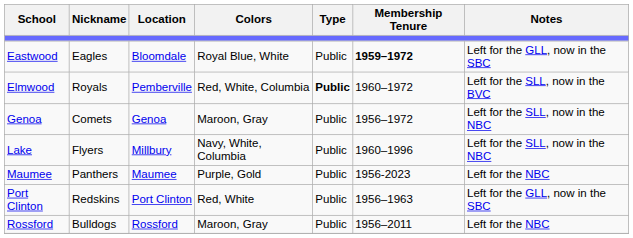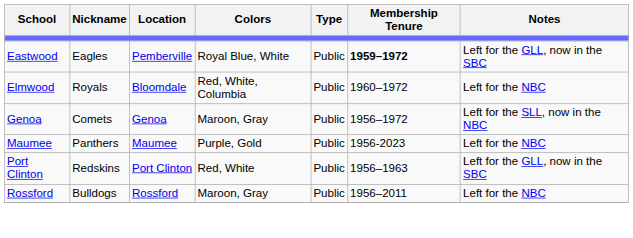(159, 56) Bloomdale -> (162, 56) Pemberville
(162, 87) Pemberville -> (159, 87) Bloomdale
(333, 87) bold -> (329, 87) normal
(536, 87) Left for the SLL, now in the BVC -> (504, 87) Left for the NBC
- row: (20, 150)
